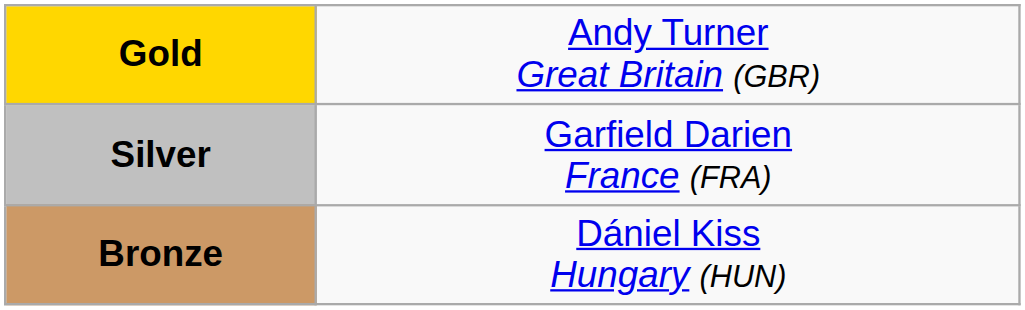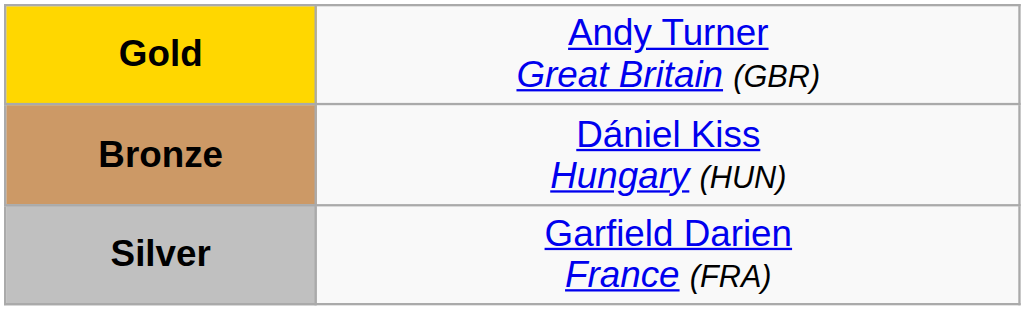rows swapped: (161, 154) <-> (161, 253)
